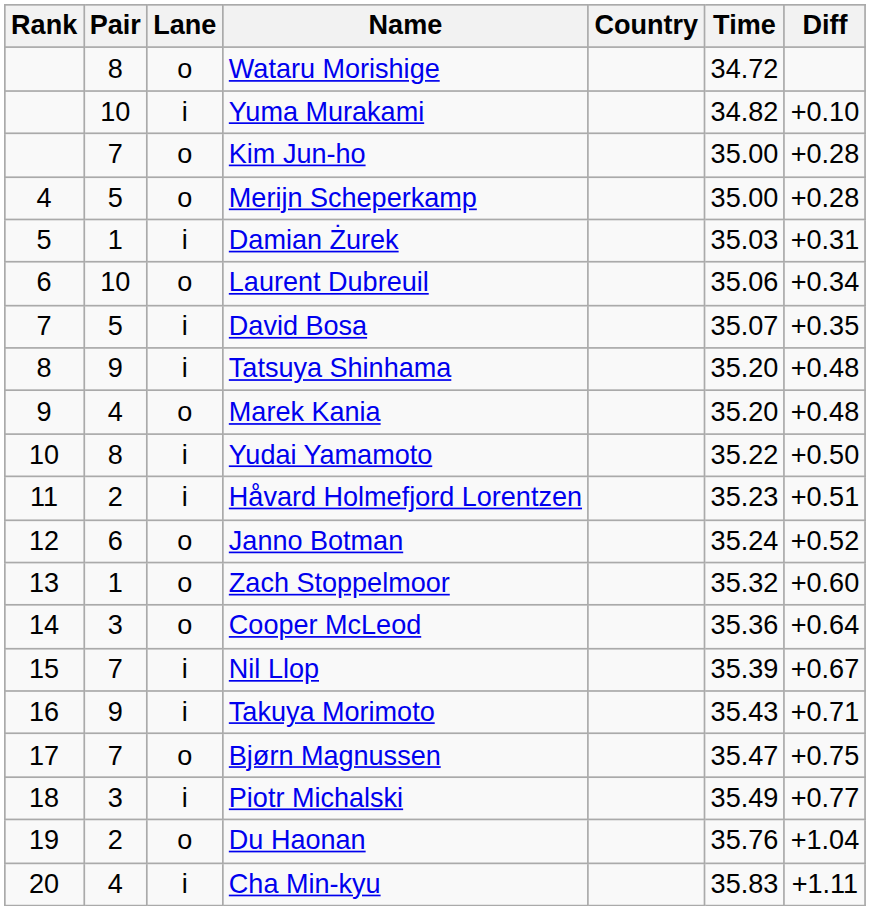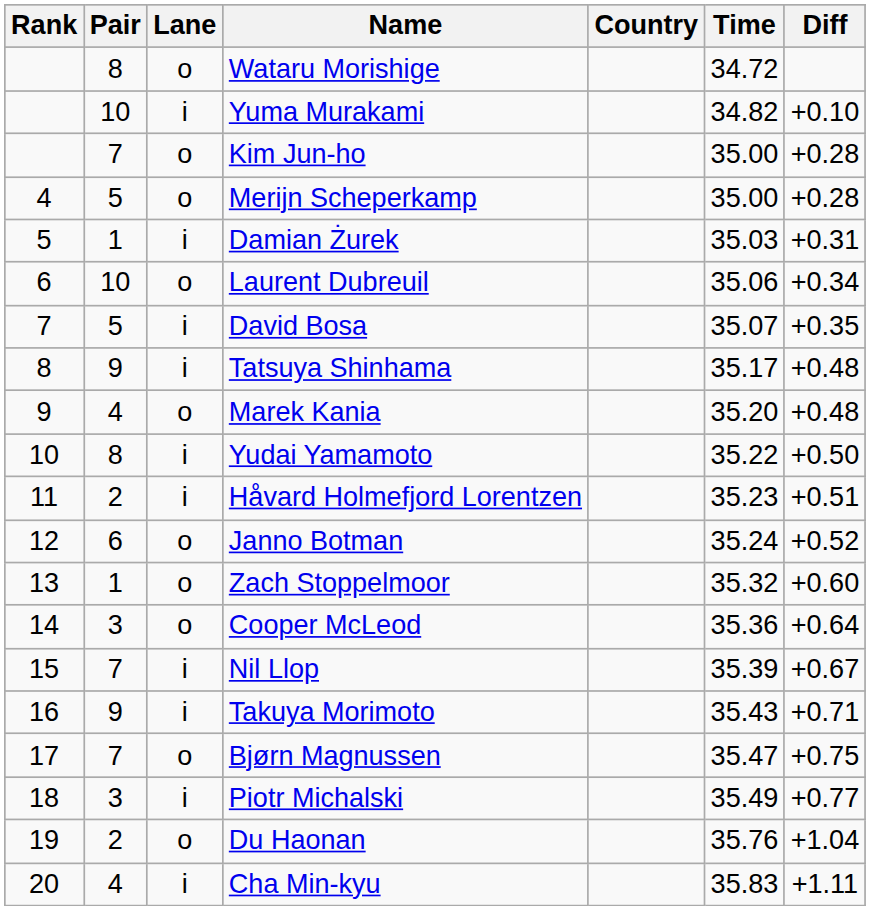(744, 369) 35.20 -> (744, 369) 35.17
